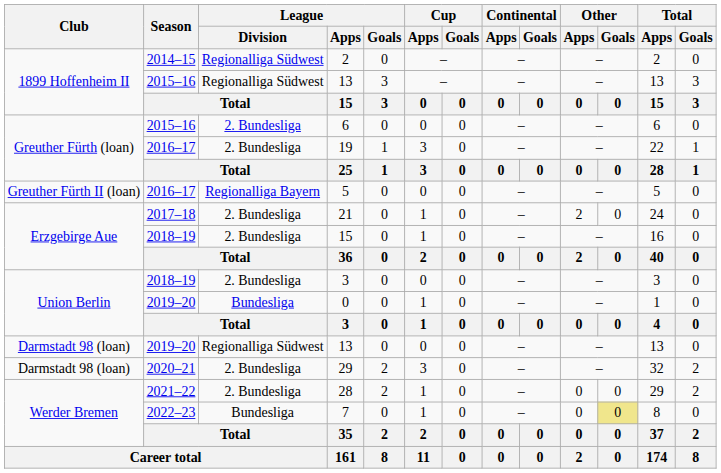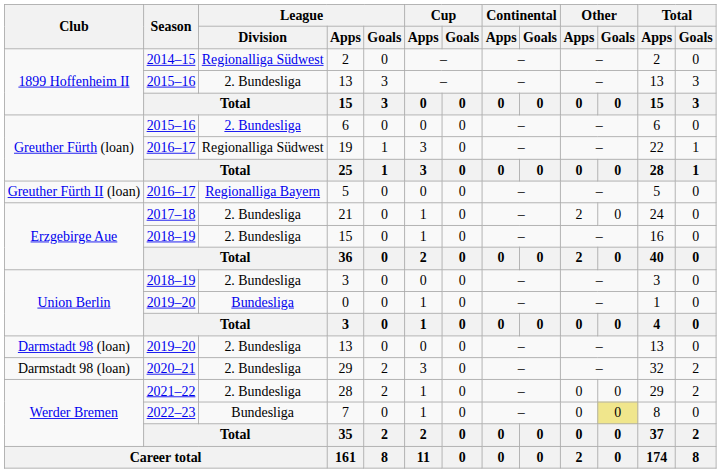(263, 81) Regionalliga Südwest -> (263, 81) 2. Bundesliga
(263, 147) 2. Bundesliga -> (263, 147) Regionalliga Südwest
(263, 346) Regionalliga Südwest -> (263, 346) 2. Bundesliga
